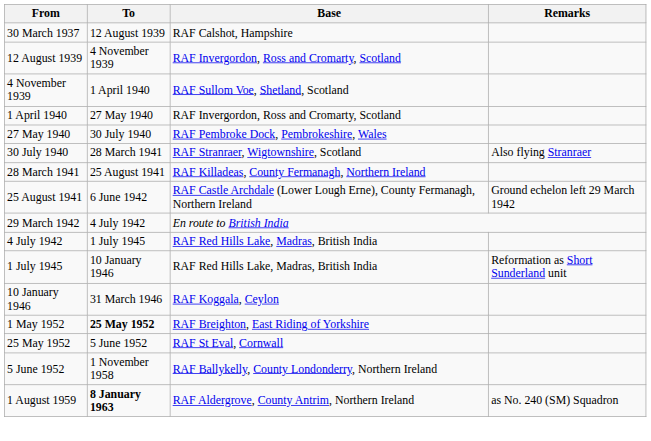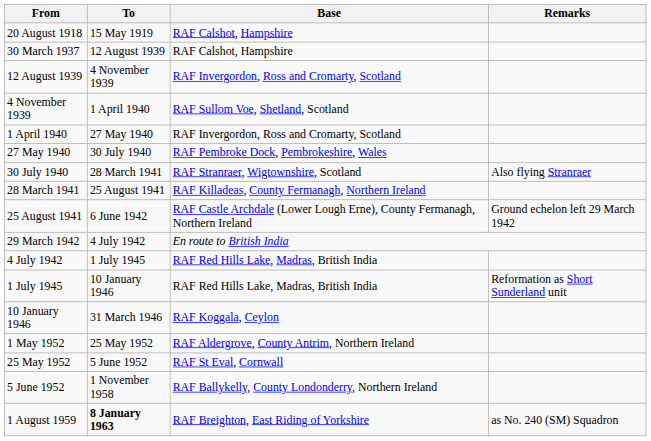+ row: (45, 32)
(122, 324) bold -> (121, 343) normal
(271, 324) RAF Breighton, East Riding of Yorkshire -> (293, 343) RAF Aldergrove, County Antrim, Northern Ireland
(293, 400) RAF Aldergrove, County Antrim, Northern Ireland -> (271, 419) RAF Breighton, East Riding of Yorkshire
